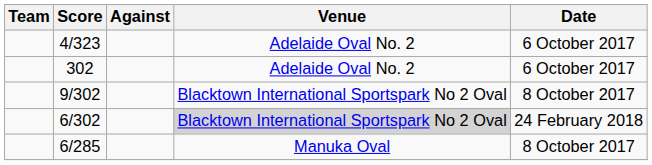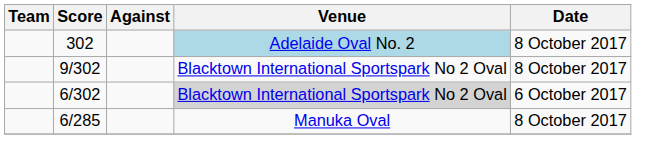- row: (80, 43)
(342, 69) no background -> (342, 43) lightblue background
(579, 69) 6 October 2017 -> (571, 43) 8 October 2017
(579, 120) 24 February 2018 -> (571, 95) 6 October 2017
